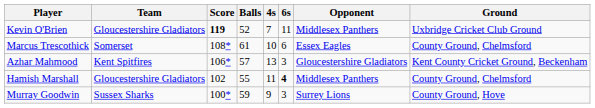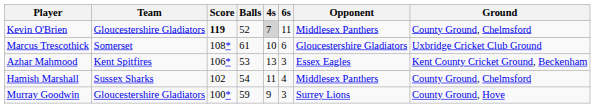(269, 29) no background -> (269, 29) lightgrey background
(477, 29) Uxbridge Cricket Club Ground -> (472, 29) County Ground, Chelmsford
(323, 45) Essex Eagles -> (352, 45) Gloucestershire Gladiators
(472, 45) County Ground, Chelmsford -> (477, 45) Uxbridge Cricket Club Ground
(244, 62) 57 -> (244, 62) 53
(352, 62) Gloucestershire Gladiators -> (323, 62) Essex Eagles
(149, 78) Gloucestershire Gladiators -> (124, 78) Sussex Sharks
(244, 78) 55 -> (244, 78) 54
(284, 78) bold -> (284, 78) normal
(124, 95) Sussex Sharks -> (149, 95) Gloucestershire Gladiators
